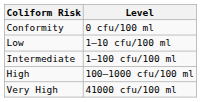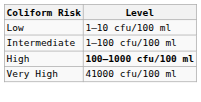- row: (35, 28)
(140, 74) normal -> (140, 58) bold
